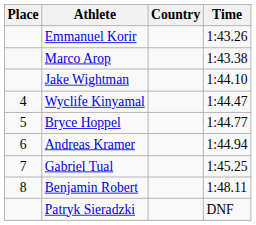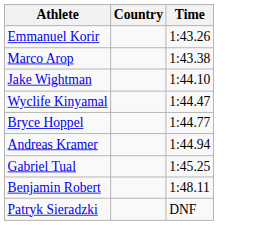- column: (23, 15)
